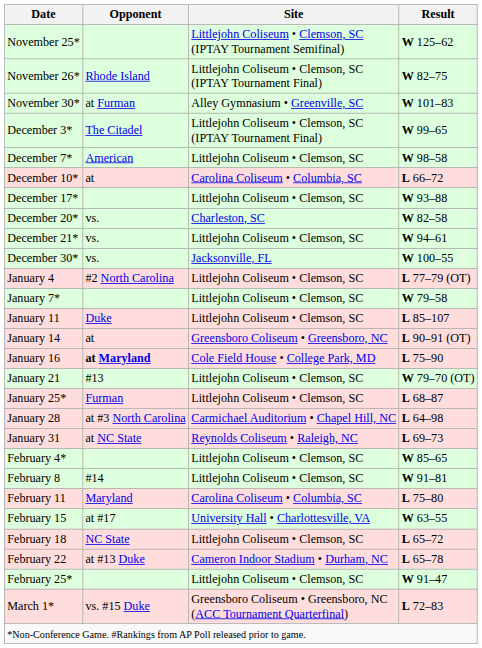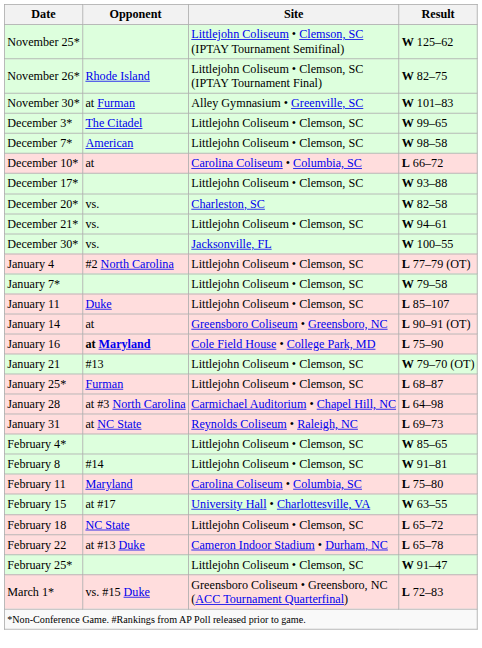(277, 130) Littlejohn Coliseum • Clemson, SC (IPTAY Tournament Final) -> (277, 123) Littlejohn Coliseum • Clemson, SC
